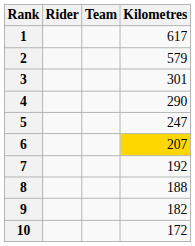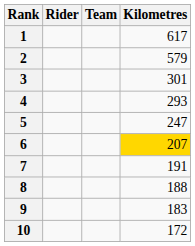(177, 101) 290 -> (177, 101) 293
(177, 166) 192 -> (177, 166) 191
(177, 209) 182 -> (177, 209) 183
